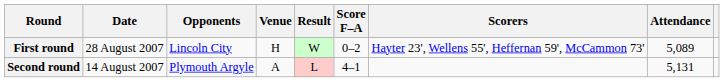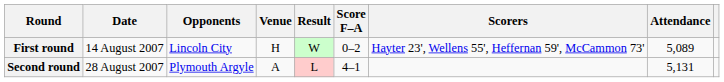(125, 47) 28 August 2007 -> (125, 47) 14 August 2007
(125, 67) 14 August 2007 -> (125, 67) 28 August 2007
